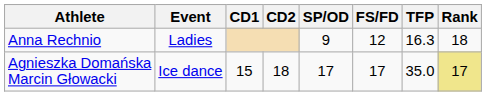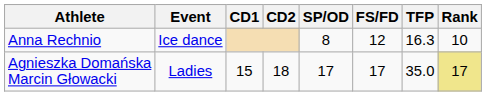(190, 40) Ladies -> (190, 40) Ice dance
(326, 40) 9 -> (326, 40) 8
(460, 40) 18 -> (460, 40) 10
(190, 72) Ice dance -> (190, 72) Ladies
